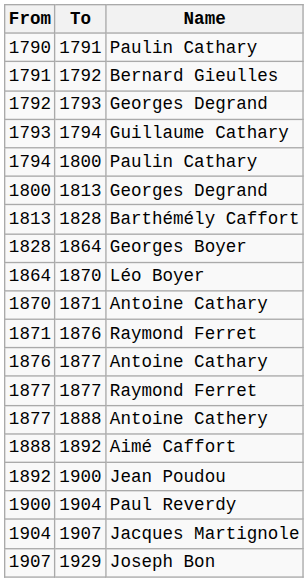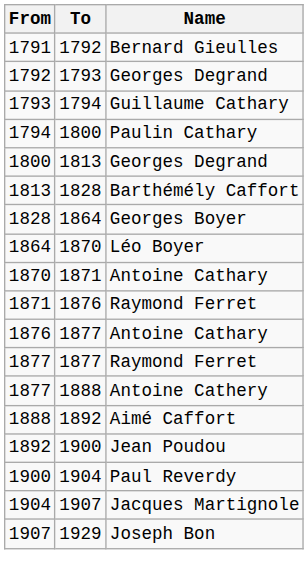- row: (30, 48)
